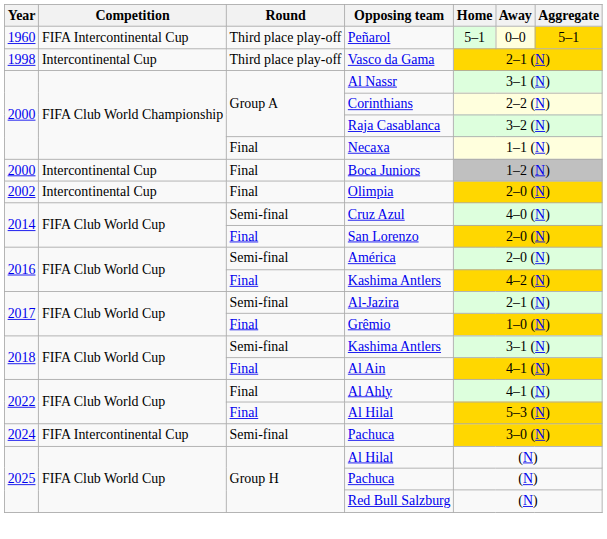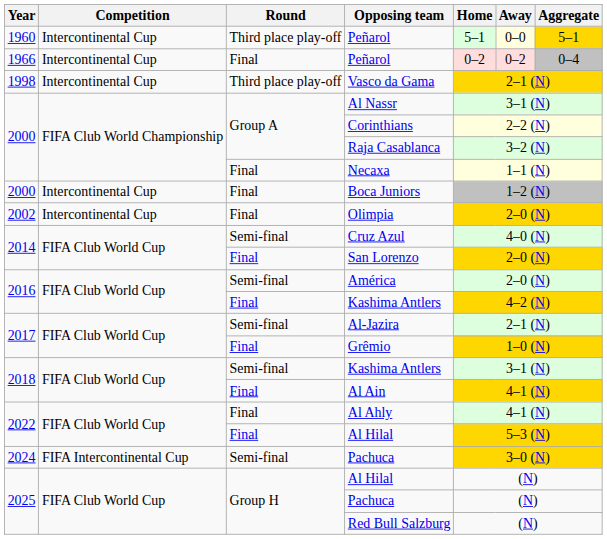(115, 37) FIFA Intercontinental Cup -> (99, 37) Intercontinental Cup
+ row: (22, 59)
